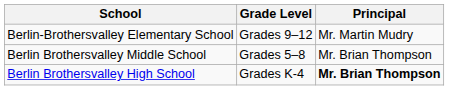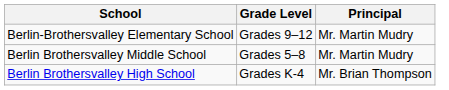(375, 54) Mr. Brian Thompson -> (366, 54) Mr. Martin Mudry
(379, 74) bold -> (375, 74) normal
